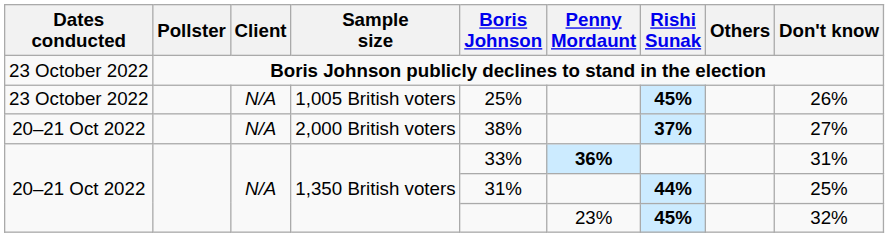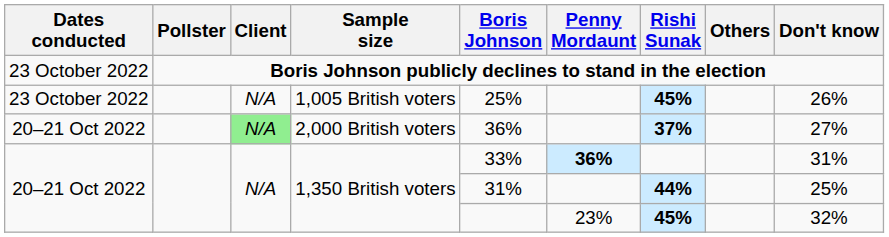(261, 129) no background -> (261, 129) lightgreen background
(503, 129) 38% -> (503, 129) 36%
